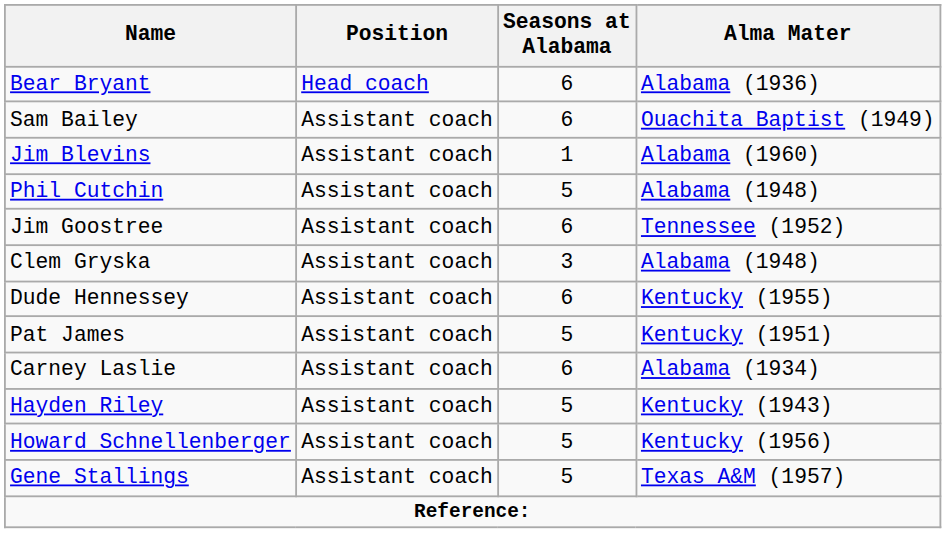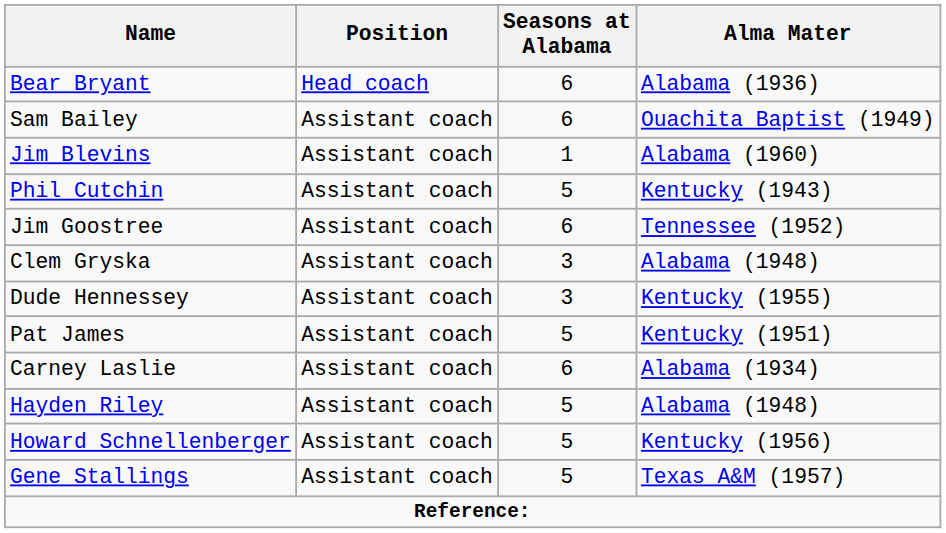(730, 191) Alabama (1948) -> (737, 191) Kentucky (1943)
(567, 298) 6 -> (567, 298) 3
(737, 406) Kentucky (1943) -> (730, 406) Alabama (1948)
